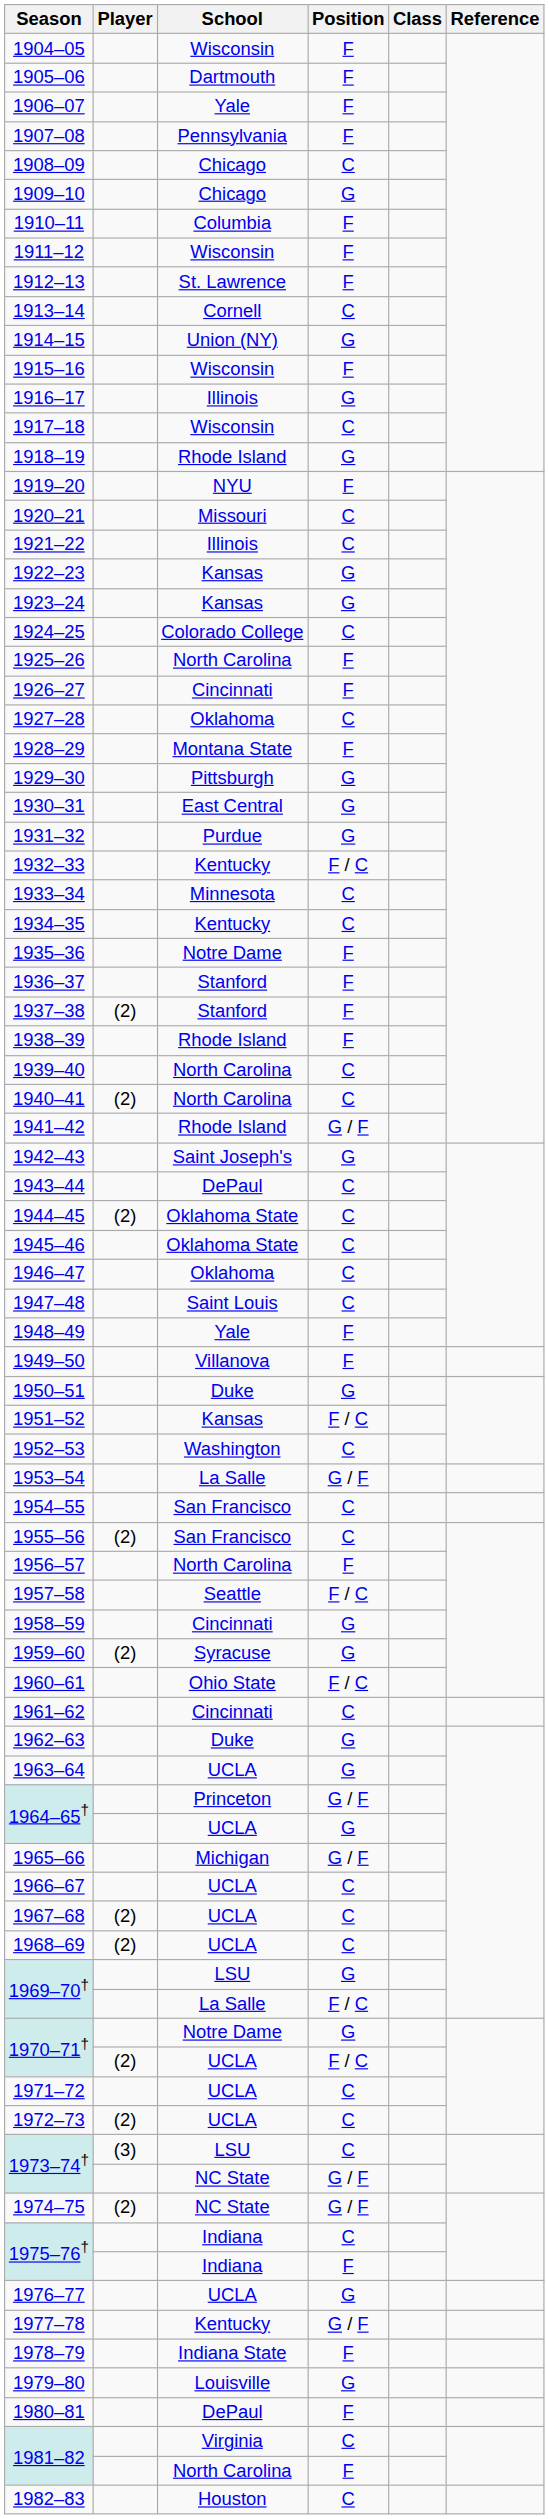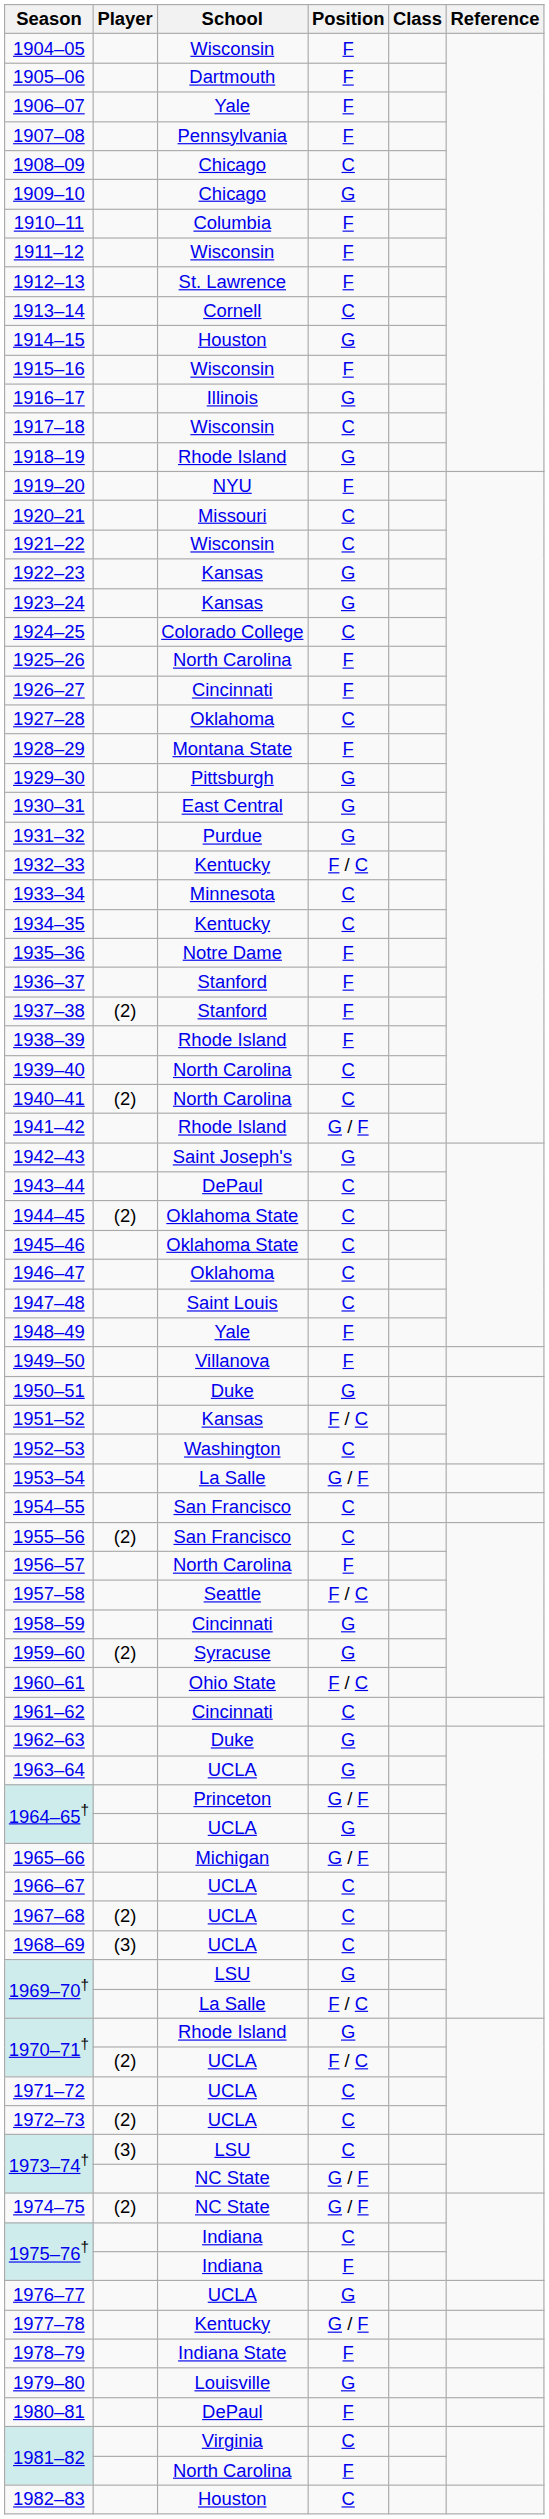(232, 340) Union (NY) -> (232, 340) Houston
(232, 544) Illinois -> (232, 544) Wisconsin
(125, 1945) (2) -> (125, 1945) (3)
(232, 2032) Notre Dame -> (232, 2032) Rhode Island
